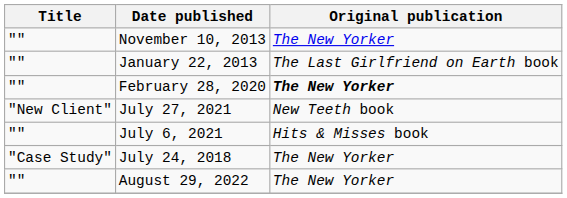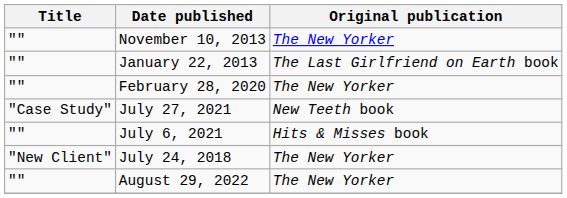(333, 87) bold -> (333, 87) normal
(60, 110) "New Client" -> (60, 110) "Case Study"
(60, 157) "Case Study" -> (60, 157) "New Client"
